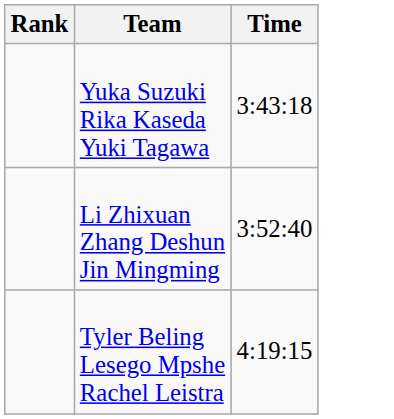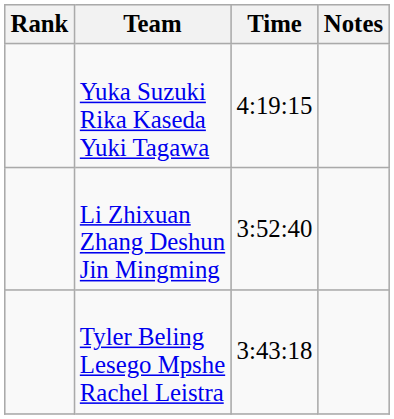+ column: (353, 24)
(274, 105) 3:43:18 -> (274, 105) 4:19:15
(274, 351) 4:19:15 -> (274, 351) 3:43:18
